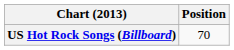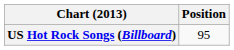(204, 34) 70 -> (204, 34) 95
